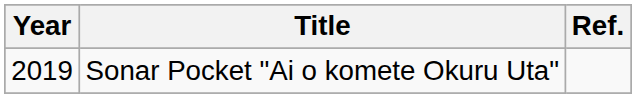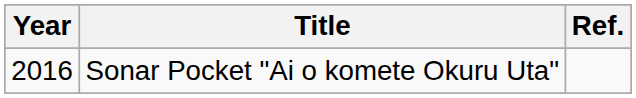(42, 70) 2019 -> (42, 70) 2016
